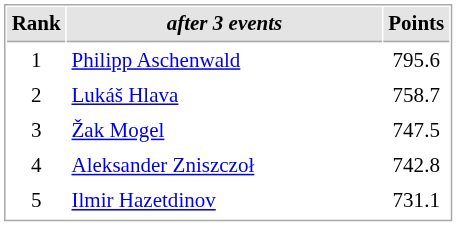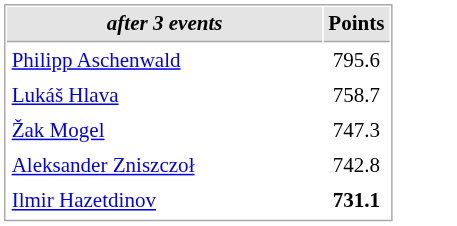- column: (36, 23)
(416, 130) 747.5 -> (356, 130) 747.3
(416, 201) normal -> (356, 201) bold
